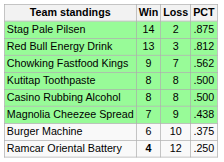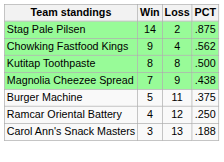- row: (60, 47)
(176, 64) 7 -> (177, 47) 4
- row: (64, 98)
(148, 132) 6 -> (150, 98) 5
(176, 132) 10 -> (177, 98) 11
(148, 149) bold -> (150, 115) normal
+ row: (71, 132)
